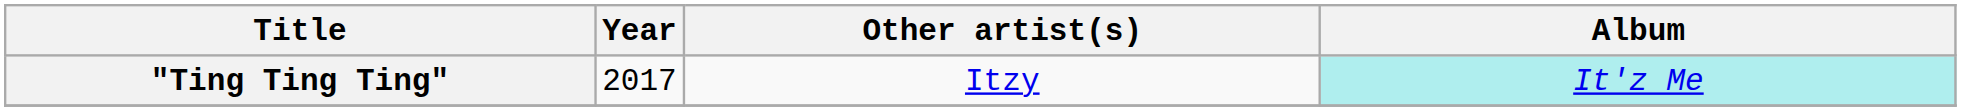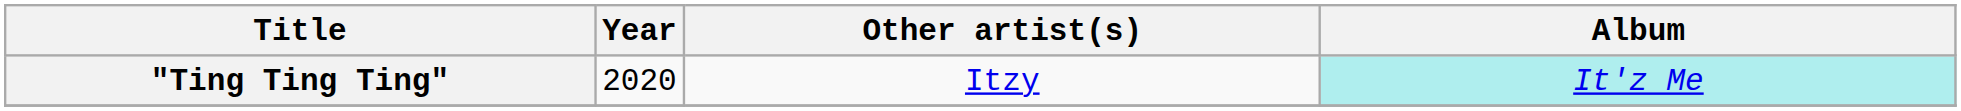(639, 81) 2017 -> (639, 81) 2020
